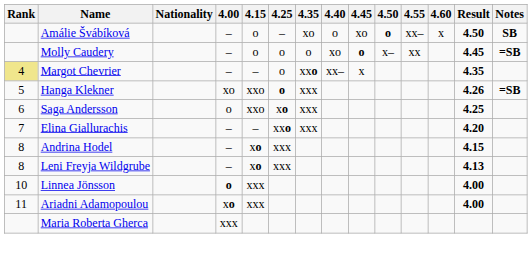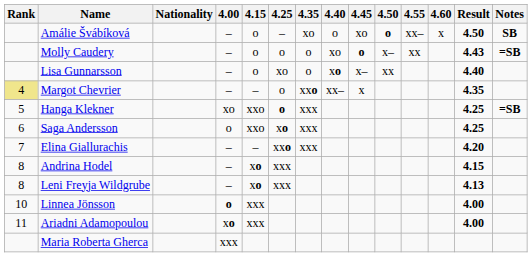(473, 52) 4.45 -> (473, 52) 4.43
+ row: (81, 71)
(473, 90) 4.26 -> (473, 109) 4.25
